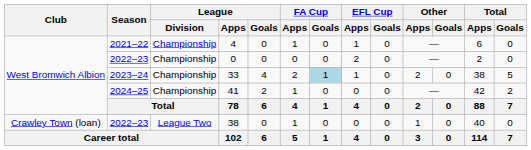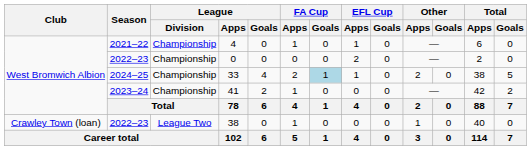(129, 75) 2023–24 -> (129, 75) 2024–25
(129, 91) 2024–25 -> (129, 91) 2023–24
